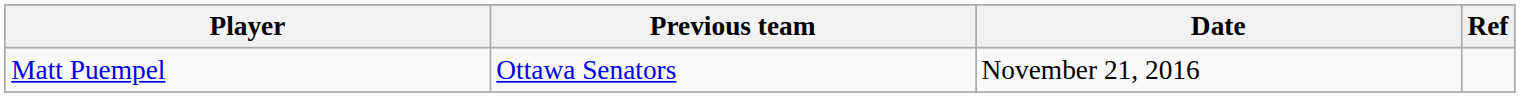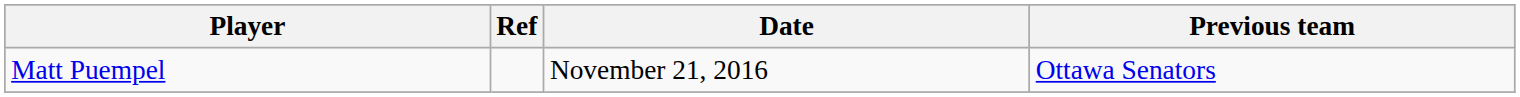columns swapped: (733, 26) <-> (1488, 26)
